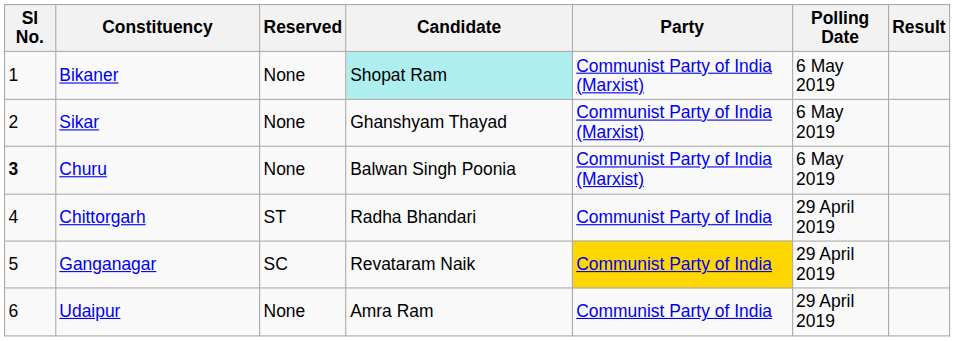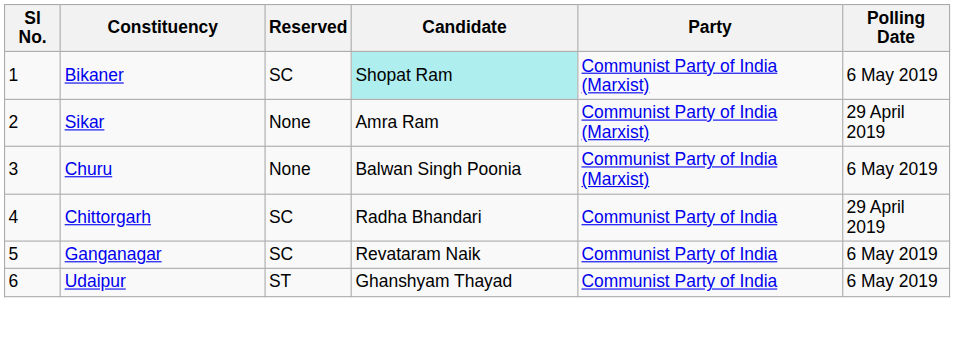- column: (919, 28)
(284, 75) None -> (281, 75) SC
(429, 122) Ghanshyam Thayad -> (397, 122) Amra Ram
(820, 122) 6 May 2019 -> (876, 122) 29 April 2019
(13, 169) bold -> (13, 169) normal
(275, 217) ST -> (281, 217) SC
(674, 264) gold background -> (679, 254) no background
(825, 264) 29 April 2019 -> (892, 254) 6 May 2019
(284, 311) None -> (280, 282) ST
(392, 311) Amra Ram -> (434, 282) Ghanshyam Thayad
(825, 311) 29 April 2019 -> (892, 282) 6 May 2019
